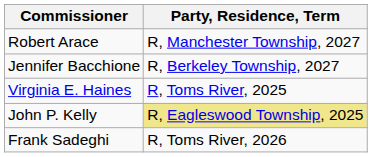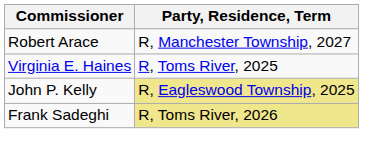- row: (74, 66)
(217, 139) no background -> (208, 115) khaki background
